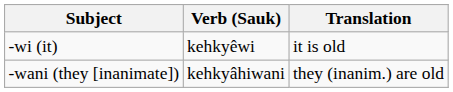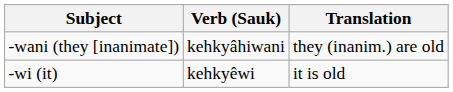rows swapped: (33, 45) <-> (94, 73)
